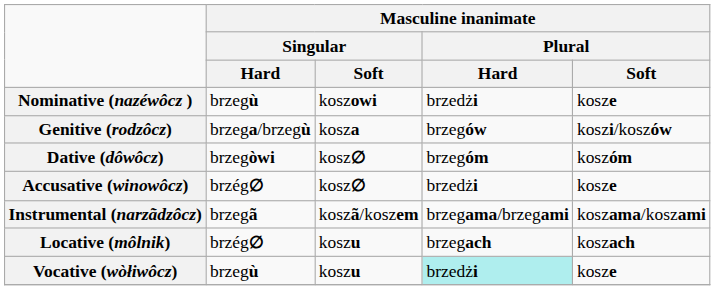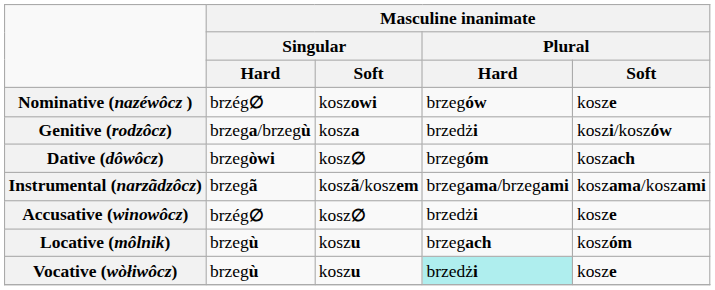(234, 101) brzegù -> (237, 102) brzég∅
(452, 101) brzedżi -> (457, 101) brzegów
(457, 128) brzegów -> (452, 130) brzedżi
(605, 157) koszóm -> (606, 158) koszach
rows swapped: (105, 185) <-> (105, 214)
(237, 242) brzég∅ -> (234, 242) brzegù
(606, 242) koszach -> (605, 242) koszóm
